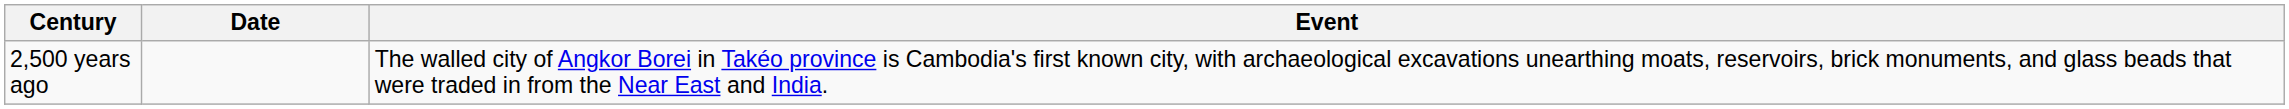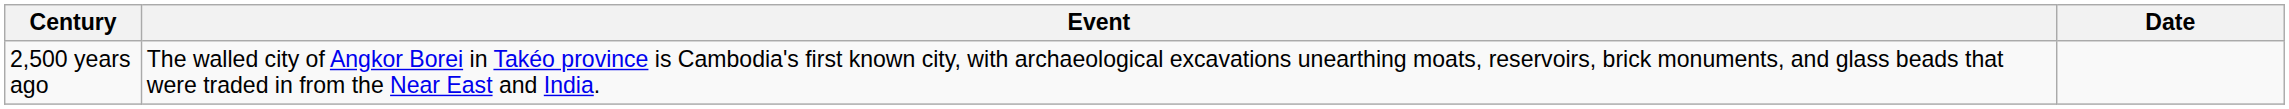columns swapped: (255, 22) <-> (1327, 22)
